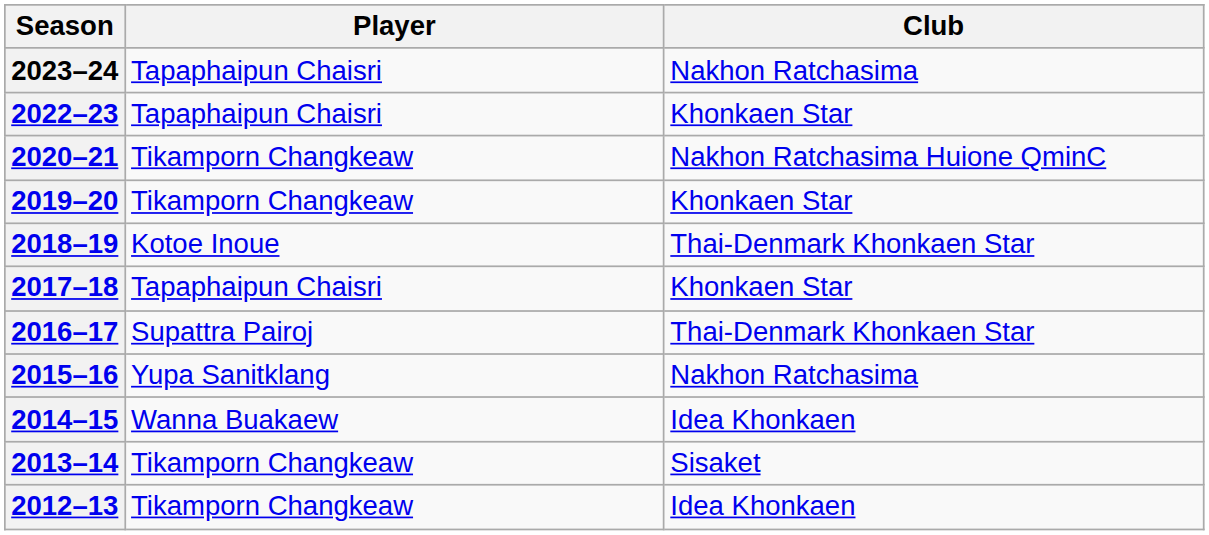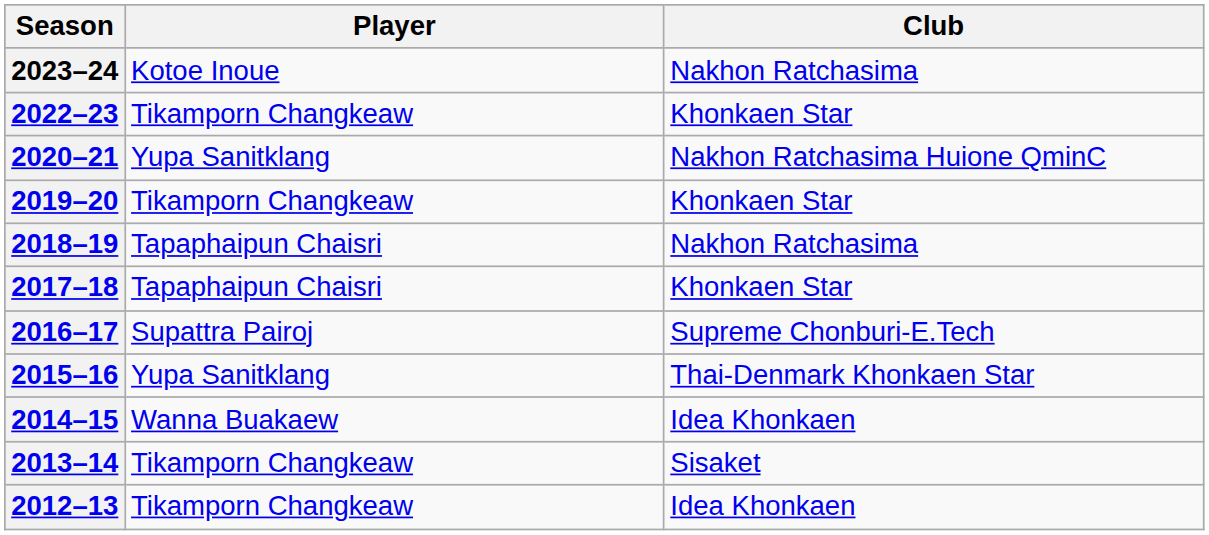(257, 69) Tapaphaipun Chaisri -> (205, 69) Kotoe Inoue
(257, 113) Tapaphaipun Chaisri -> (272, 113) Tikamporn Changkeaw
(272, 157) Tikamporn Changkeaw -> (231, 157) Yupa Sanitklang
(205, 244) Kotoe Inoue -> (257, 244) Tapaphaipun Chaisri
(852, 244) Thai-Denmark Khonkaen Star -> (794, 244) Nakhon Ratchasima
(852, 331) Thai-Denmark Khonkaen Star -> (832, 331) Supreme Chonburi-E.Tech
(794, 375) Nakhon Ratchasima -> (852, 375) Thai-Denmark Khonkaen Star
